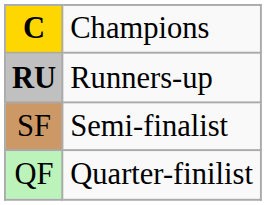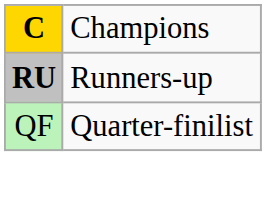- row: (34, 125)
